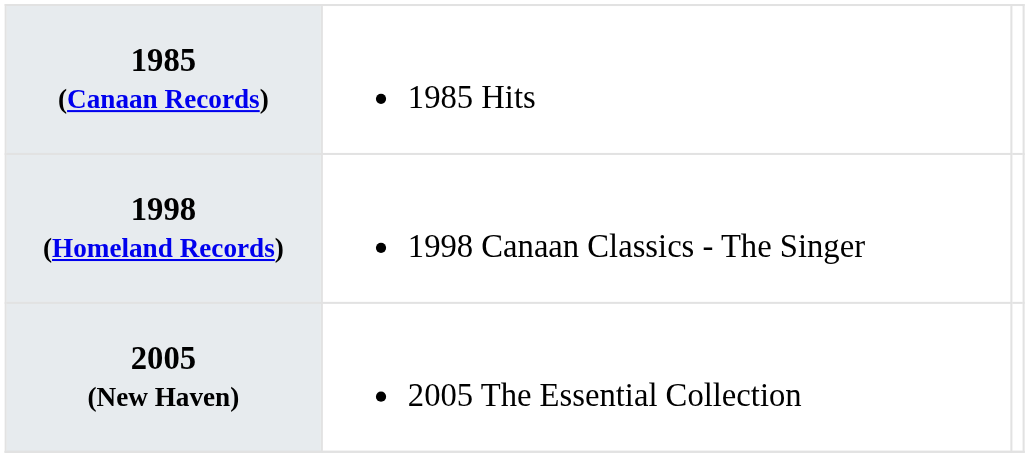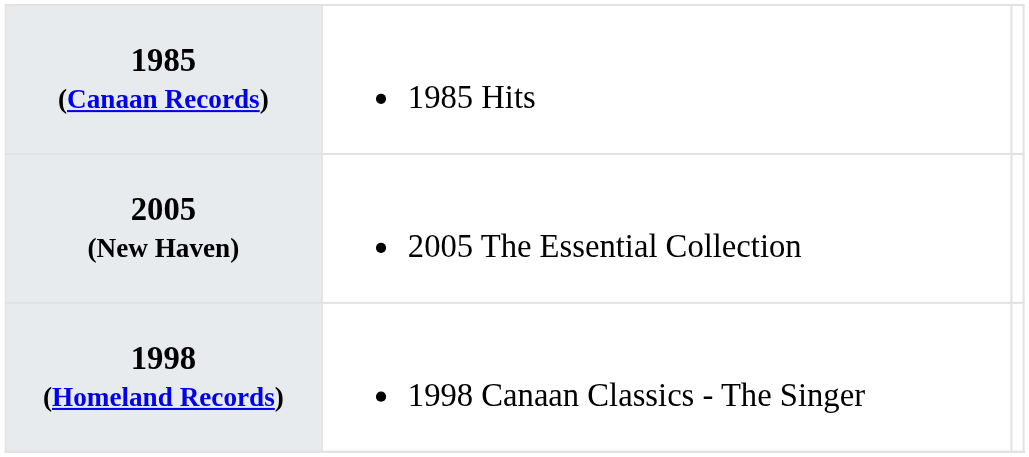rows swapped: (163, 227) <-> (163, 376)
